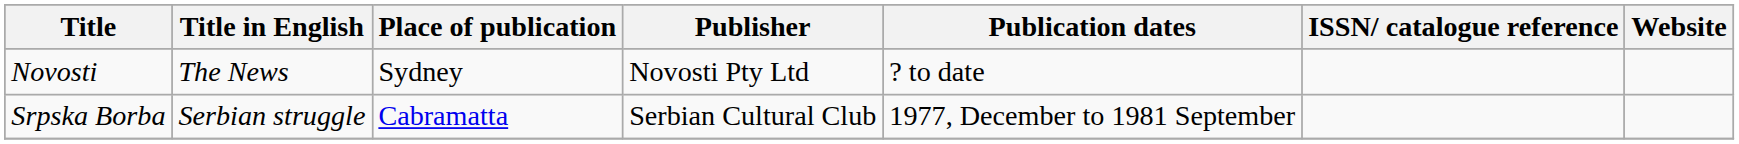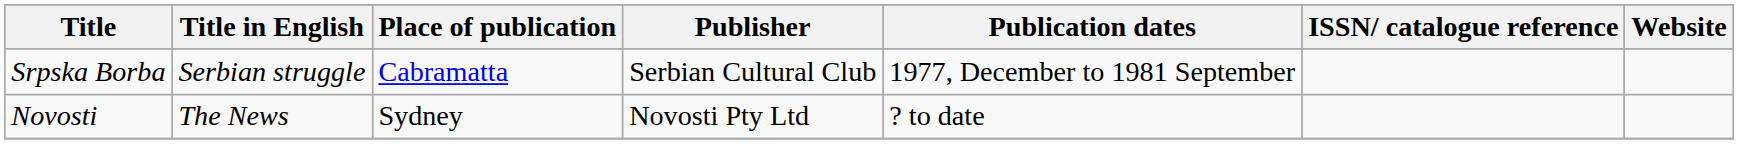rows swapped: (54, 71) <-> (88, 116)
